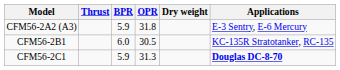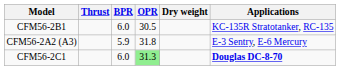rows swapped: (42, 27) <-> (42, 42)
(123, 57) 5.9 -> (123, 57) 6.0
(148, 57) no background -> (148, 57) lightgreen background
